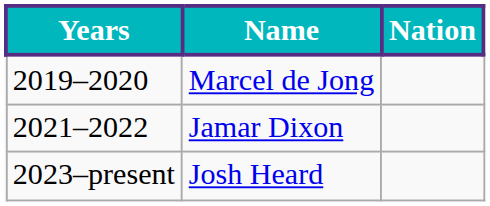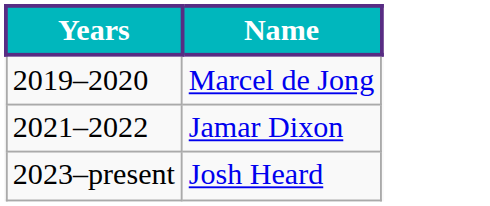- column: (432, 30)
